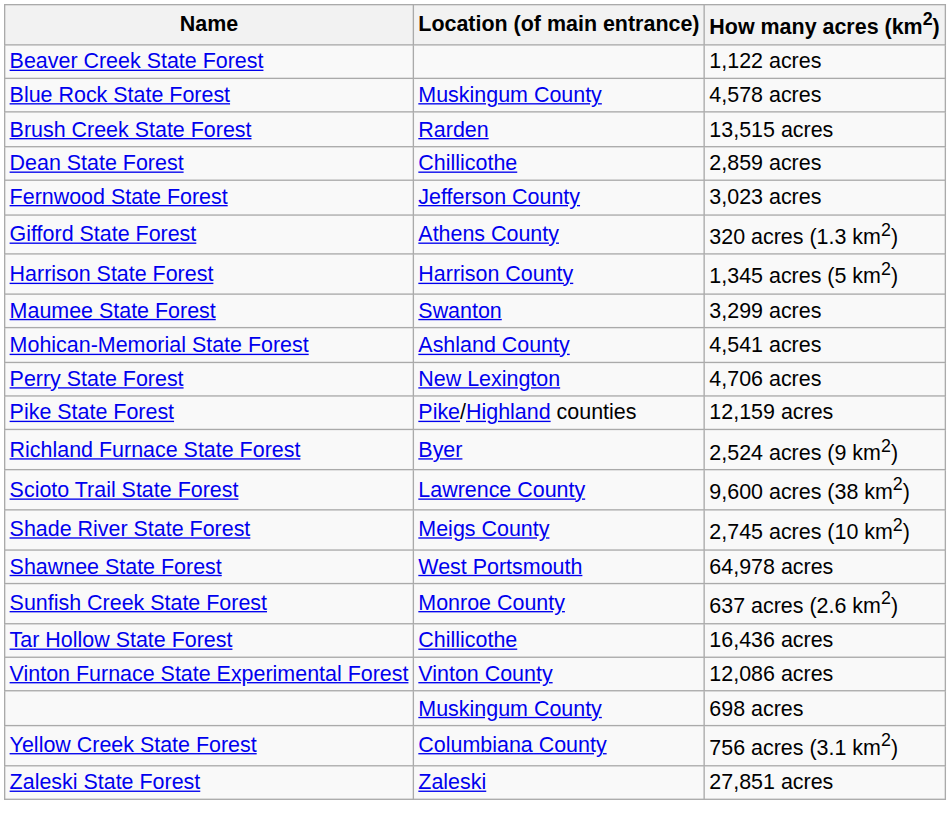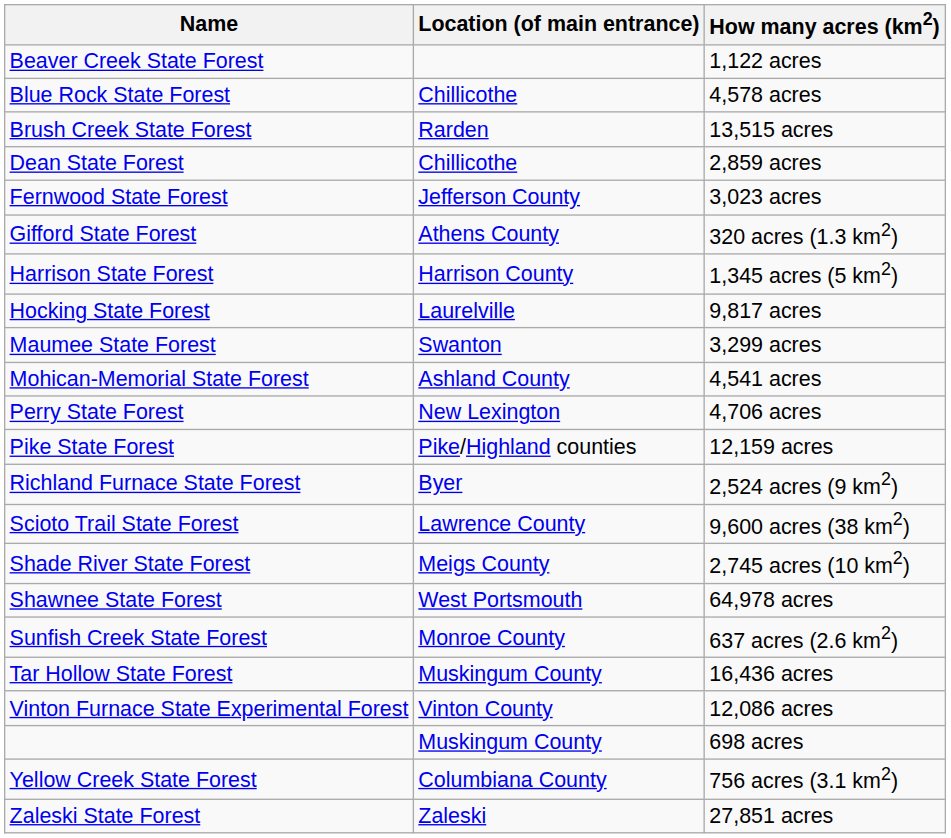(510, 95) Muskingum County -> (468, 95) Chillicothe
+ row: (110, 310)
(468, 640) Chillicothe -> (510, 674) Muskingum County
